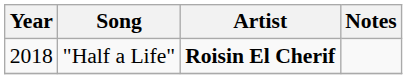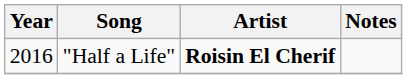(31, 55) 2018 -> (31, 55) 2016
